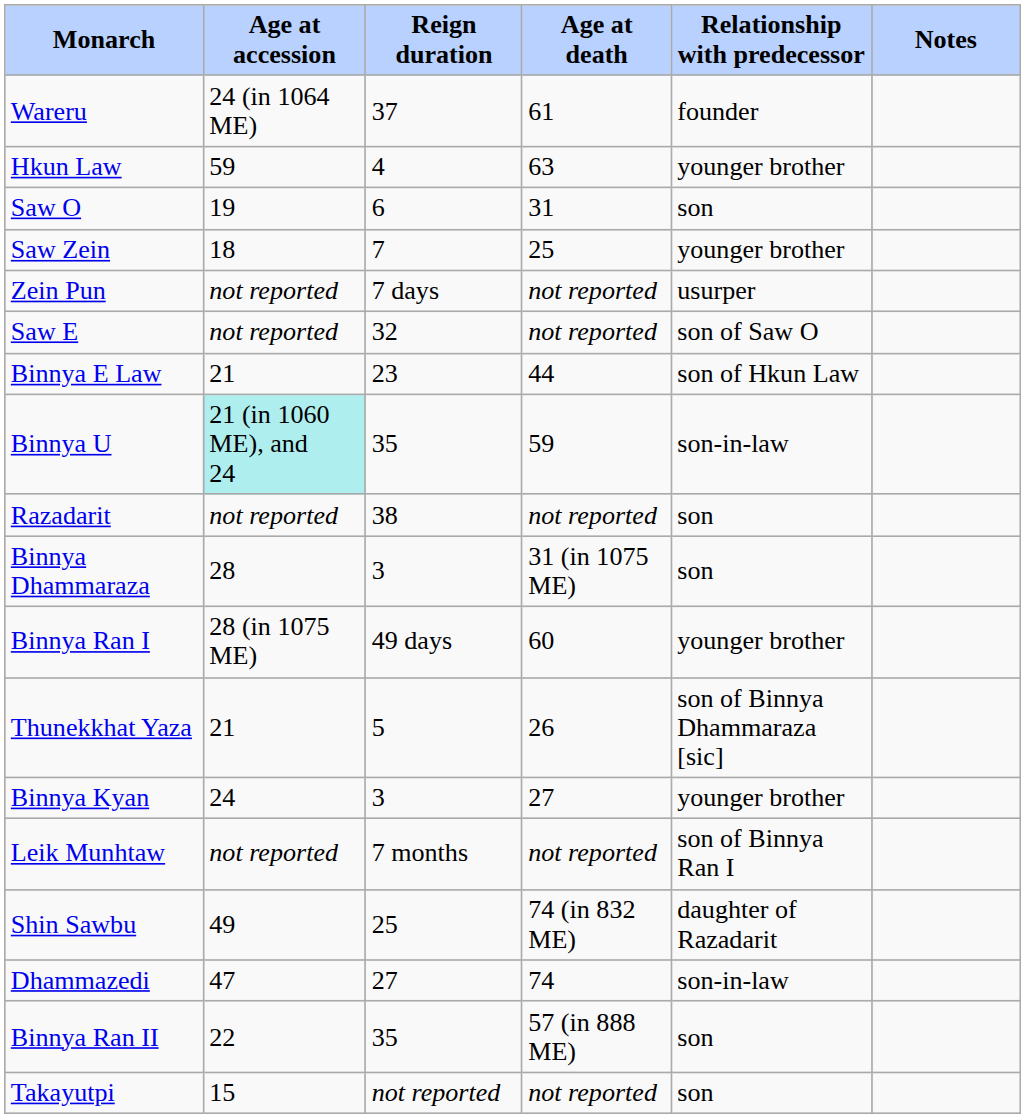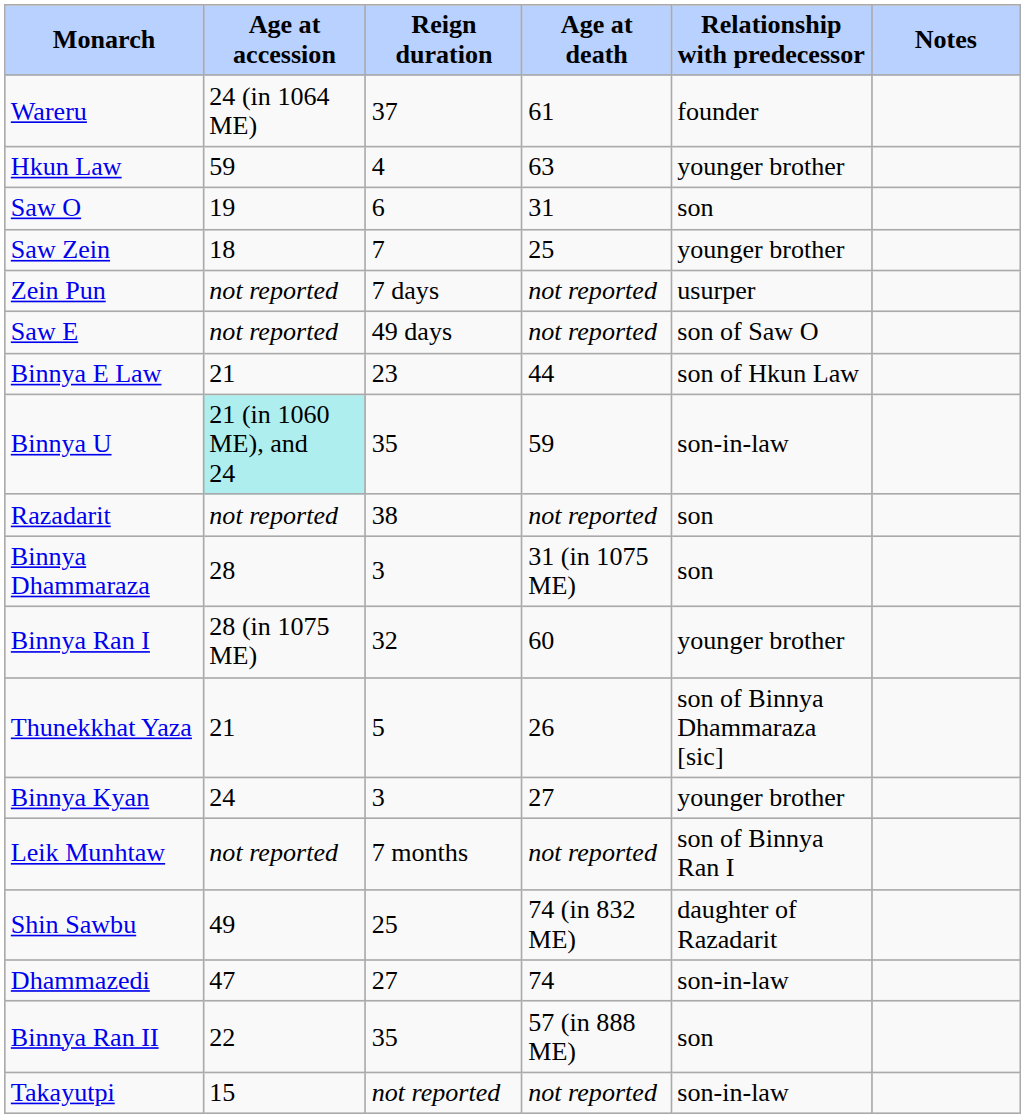(385, 332) 32 -> (412, 332) 49 days
(412, 641) 49 days -> (385, 641) 32
(695, 1092) son -> (733, 1092) son-in-law
